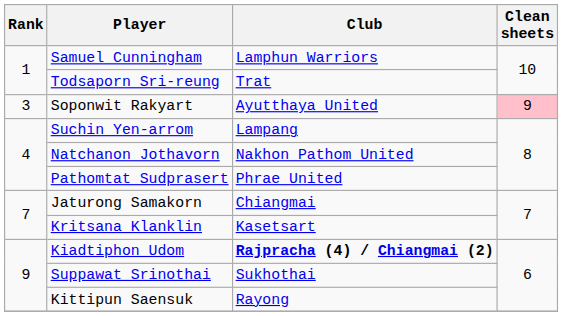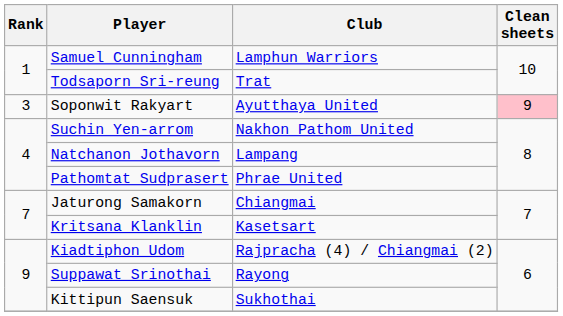(267, 130) Lampang -> (325, 130) Nakhon Pathom United
(325, 155) Nakhon Pathom United -> (267, 155) Lampang
(365, 251) bold -> (365, 251) normal
(276, 275) Sukhothai -> (262, 275) Rayong
(262, 299) Rayong -> (276, 299) Sukhothai
